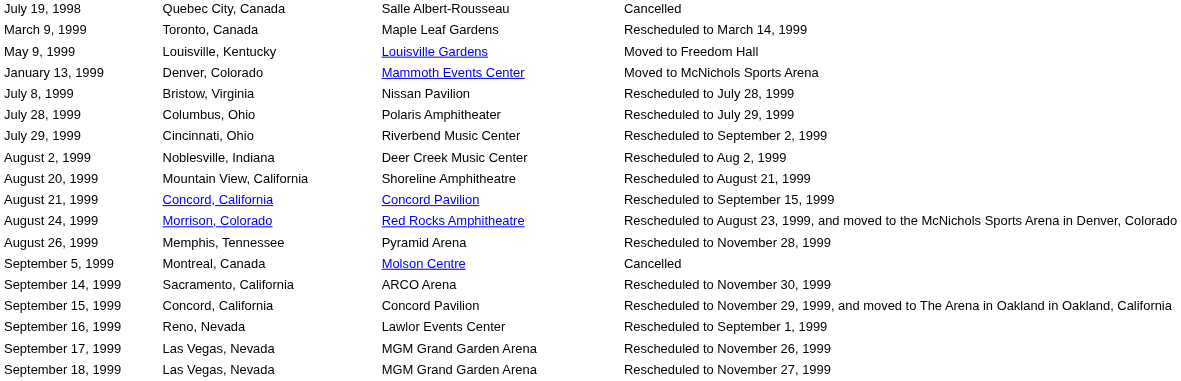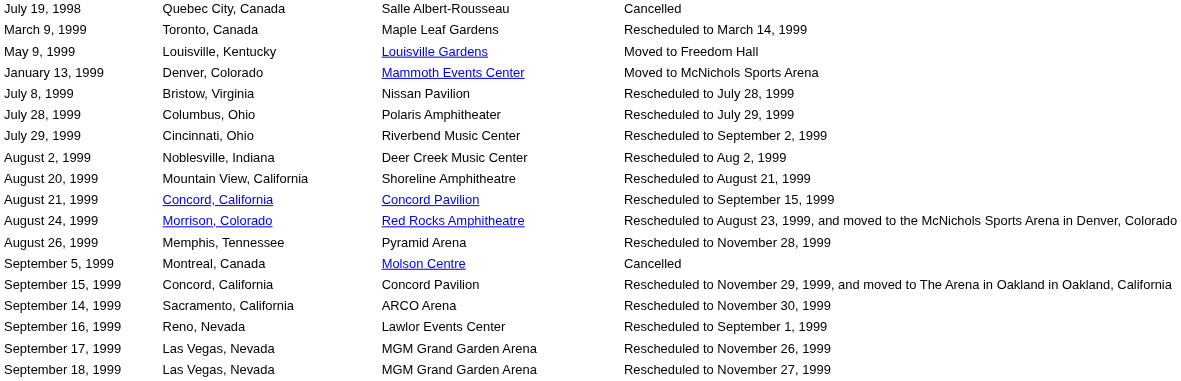rows swapped: (63, 284) <-> (63, 306)
